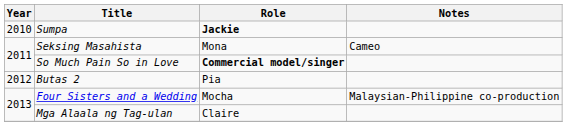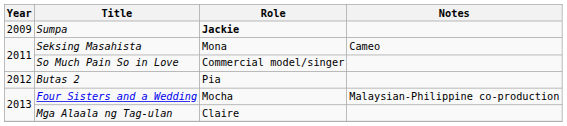(19, 30) 2010 -> (19, 30) 2009
(273, 63) bold -> (273, 63) normal
